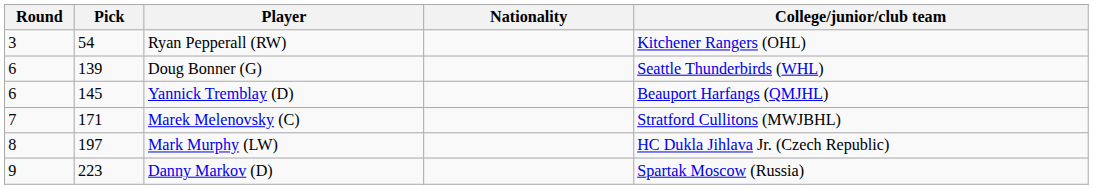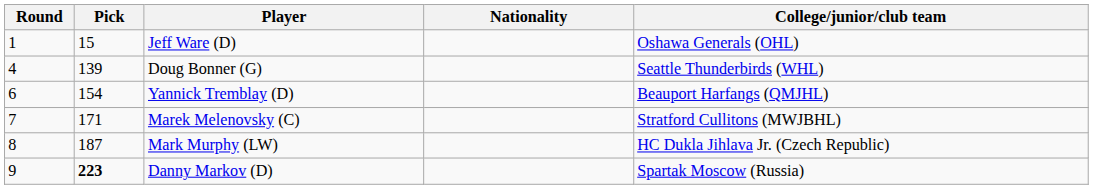+ row: (192, 42)
- row: (217, 42)
(12, 68) 6 -> (12, 68) 4
(90, 94) 145 -> (90, 94) 154
(90, 145) 197 -> (90, 145) 187
(90, 171) normal -> (90, 171) bold
